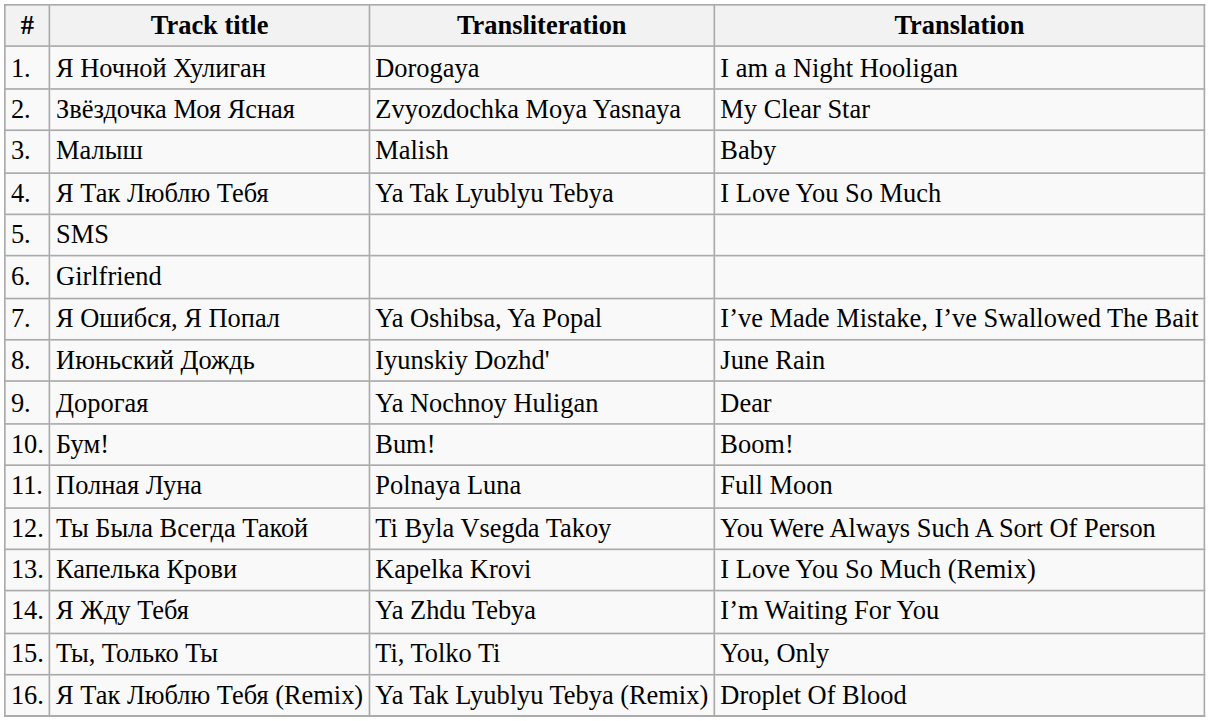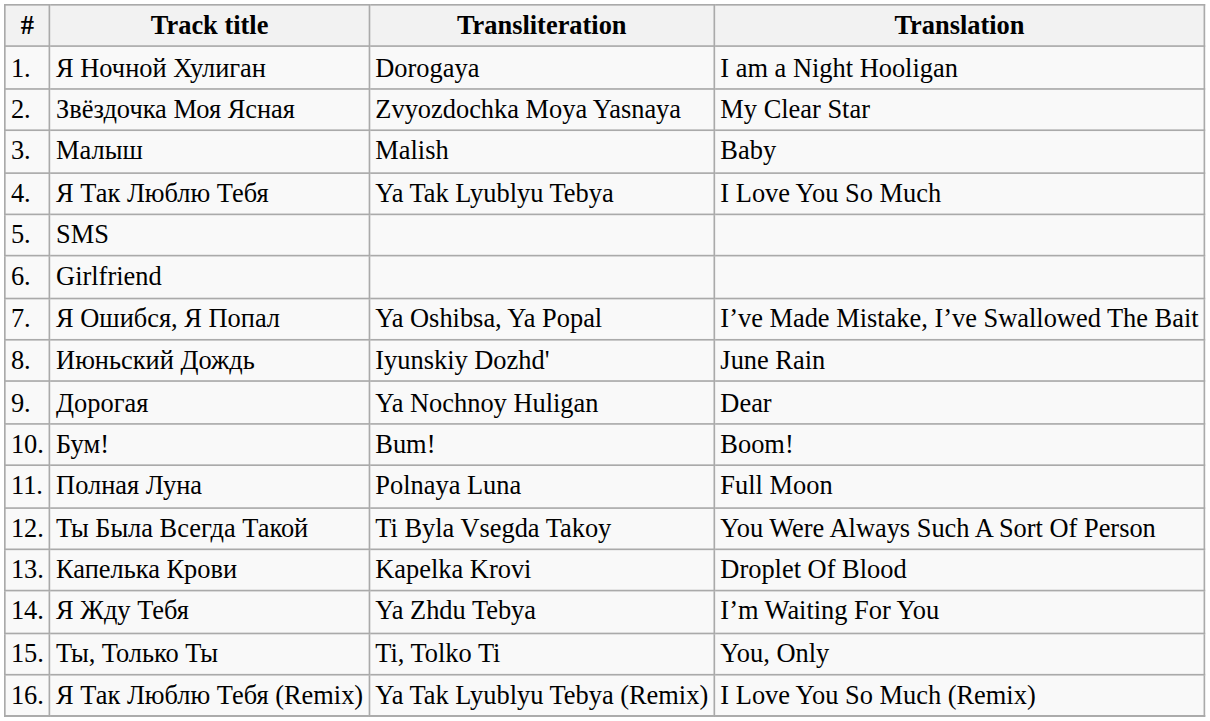(878, 569) I Love You So Much (Remix) -> (813, 569) Droplet Of Blood
(813, 695) Droplet Of Blood -> (878, 695) I Love You So Much (Remix)
